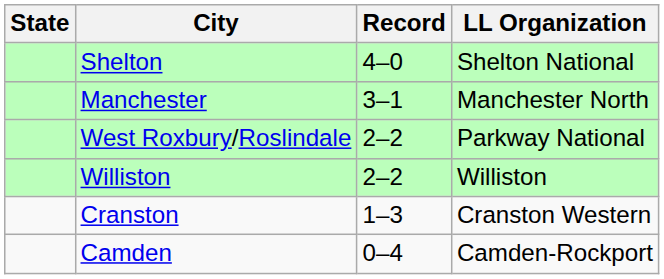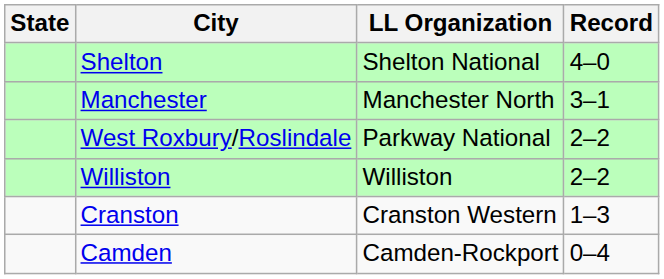columns swapped: (555, 23) <-> (404, 23)
